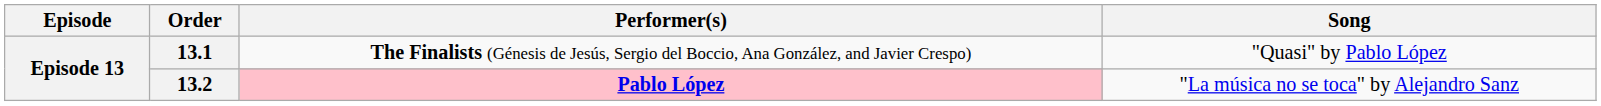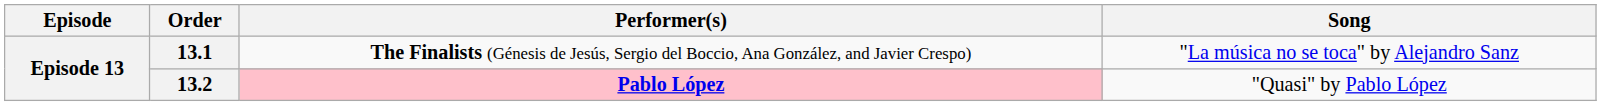(1349, 52) "Quasi" by Pablo López -> (1349, 52) "La música no se toca" by Alejandro Sanz
(1349, 84) "La música no se toca" by Alejandro Sanz -> (1349, 84) "Quasi" by Pablo López
